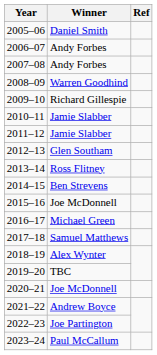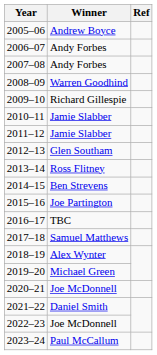(79, 30) Daniel Smith -> (83, 30) Andrew Boyce
(83, 202) Joe McDonnell -> (81, 202) Joe Partington
(82, 220) Michael Green -> (61, 220) TBC
(61, 271) TBC -> (82, 271) Michael Green
(83, 306) Andrew Boyce -> (79, 306) Daniel Smith
(81, 323) Joe Partington -> (83, 323) Joe McDonnell
